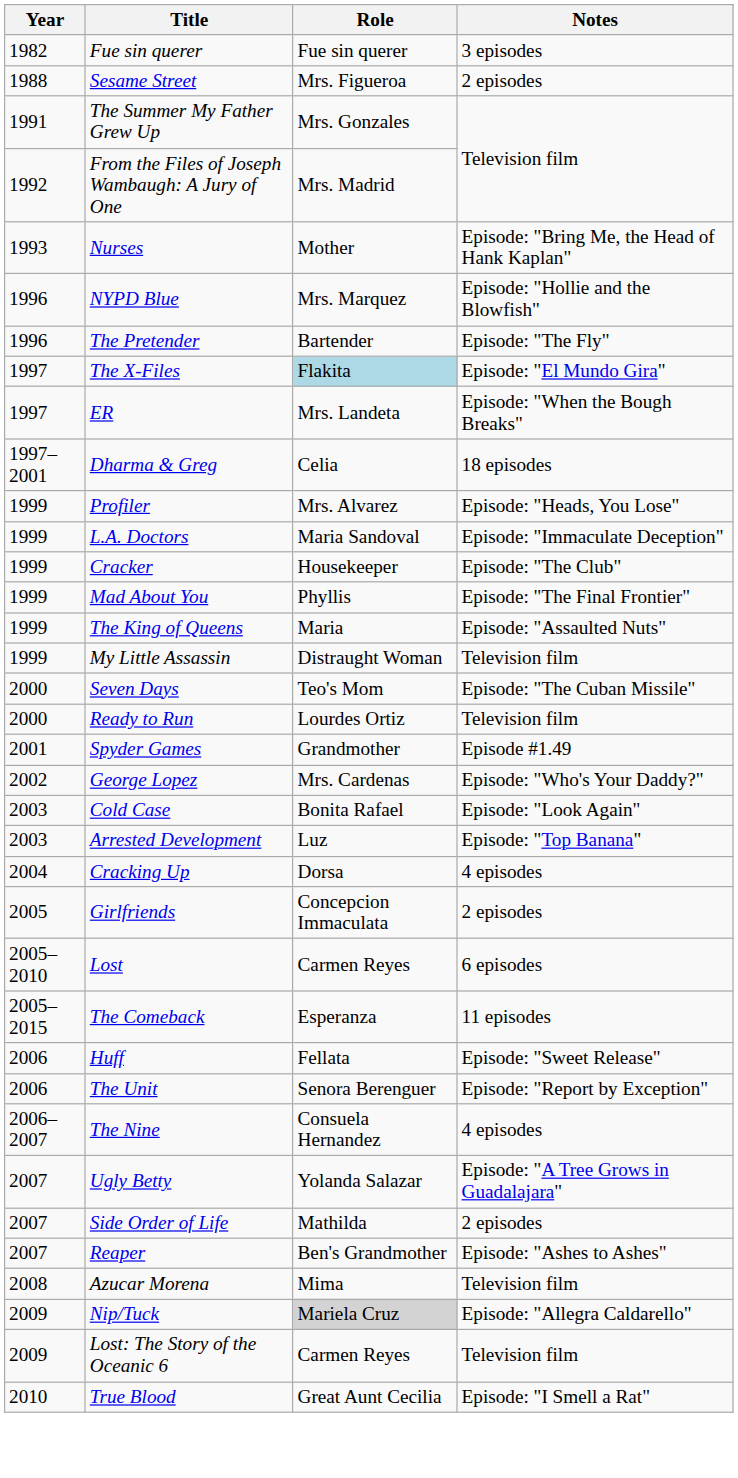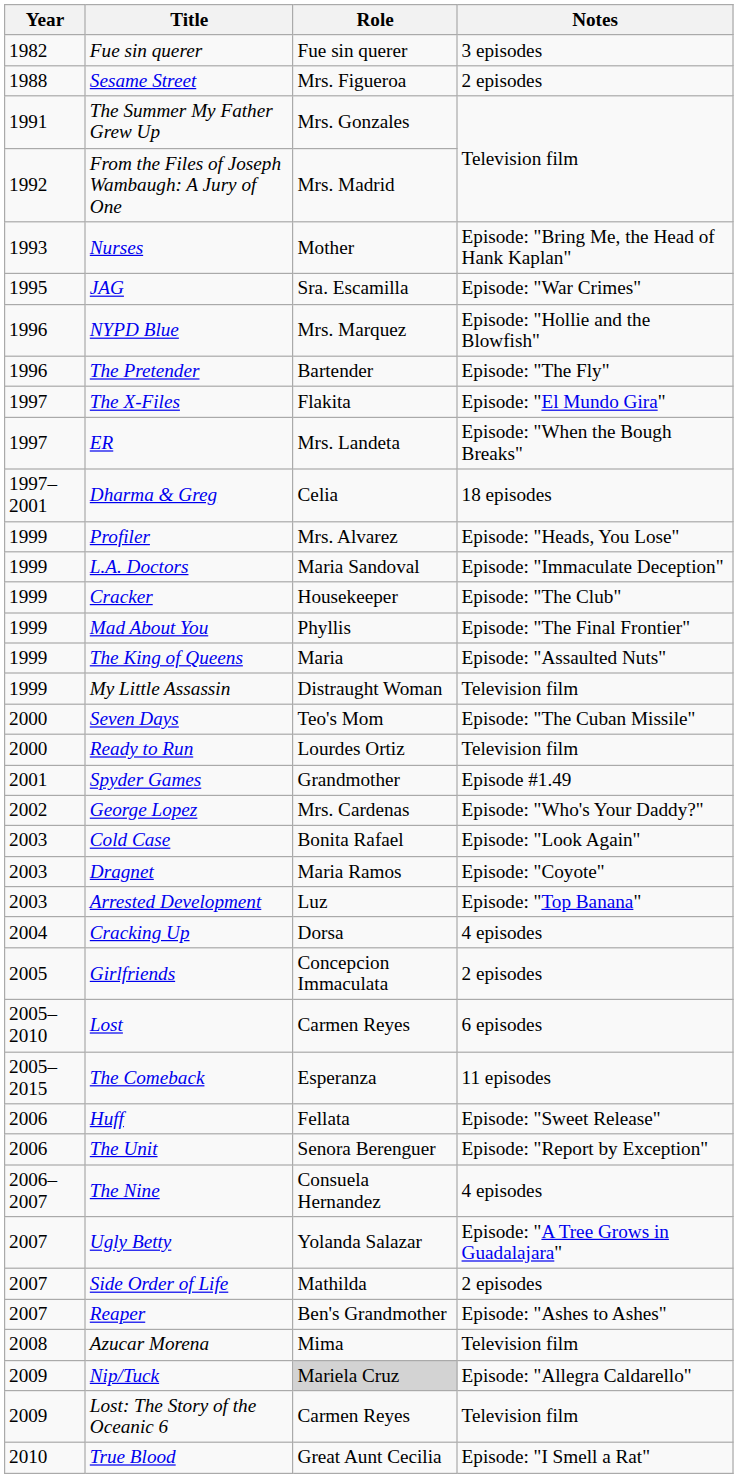+ row: (107, 288)
(324, 371) lightblue background -> (324, 401) no background
+ row: (122, 871)
